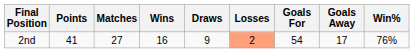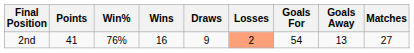columns swapped: (117, 18) <-> (387, 18)
(342, 40) 17 -> (341, 40) 13
